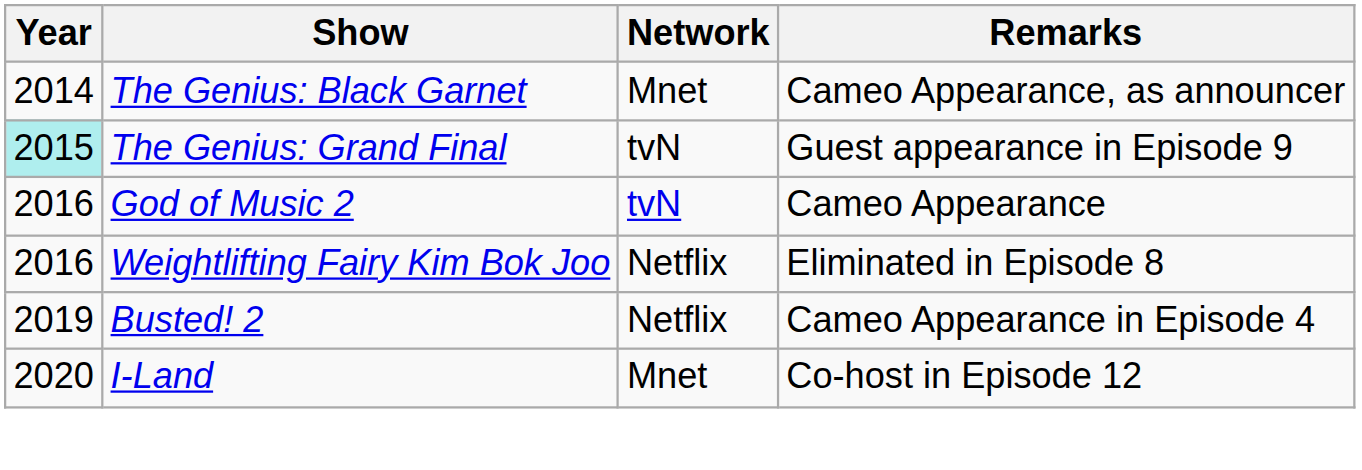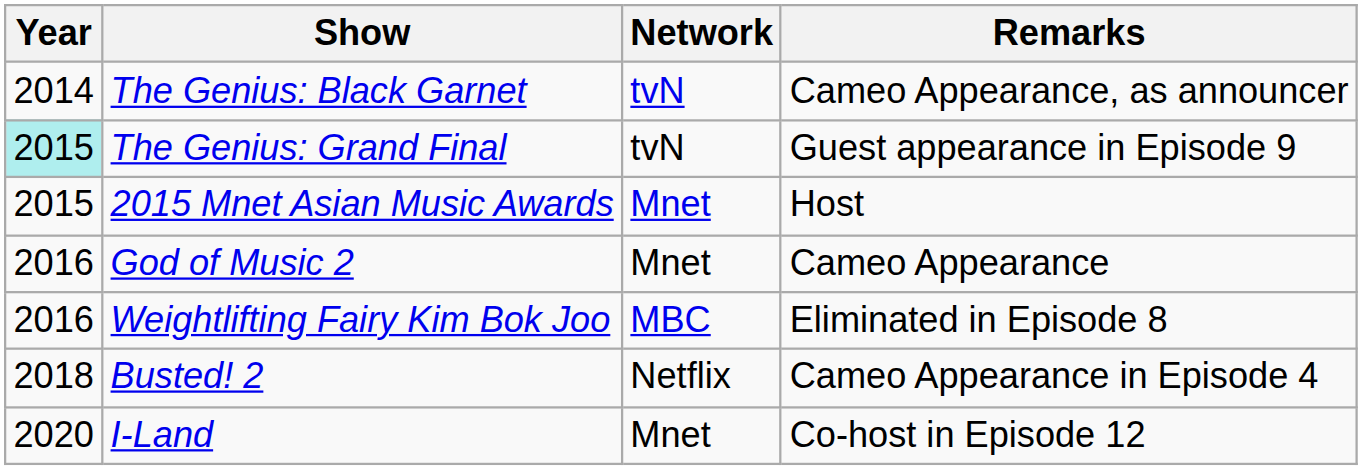(667, 90) Mnet -> (657, 90) tvN
+ row: (362, 205)
(654, 205) tvN -> (671, 262) Mnet
(677, 262) Netflix -> (671, 319) MBC
(54, 319) 2019 -> (54, 377) 2018
